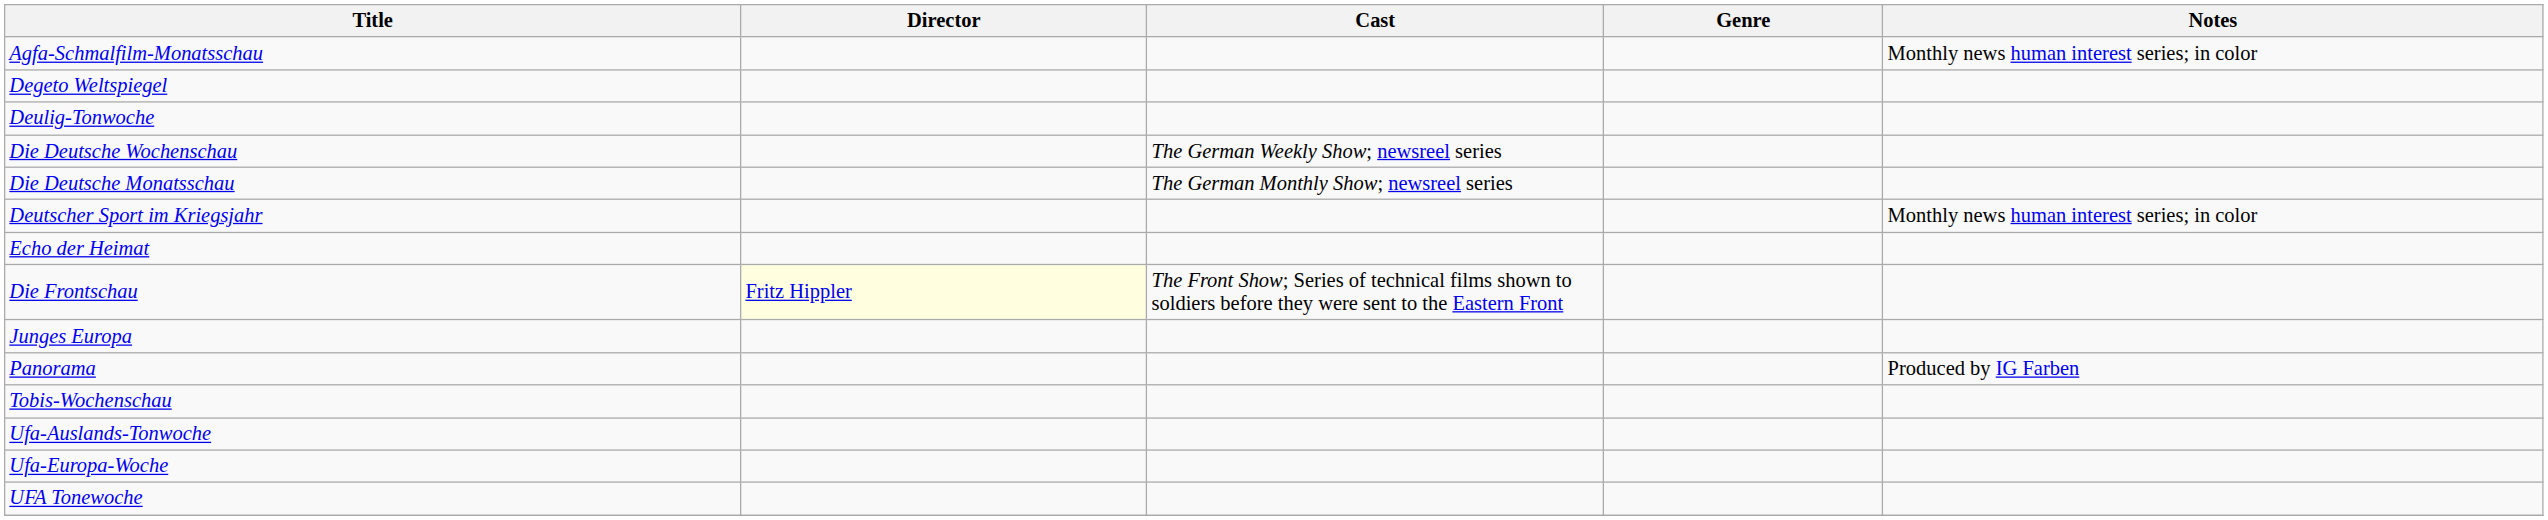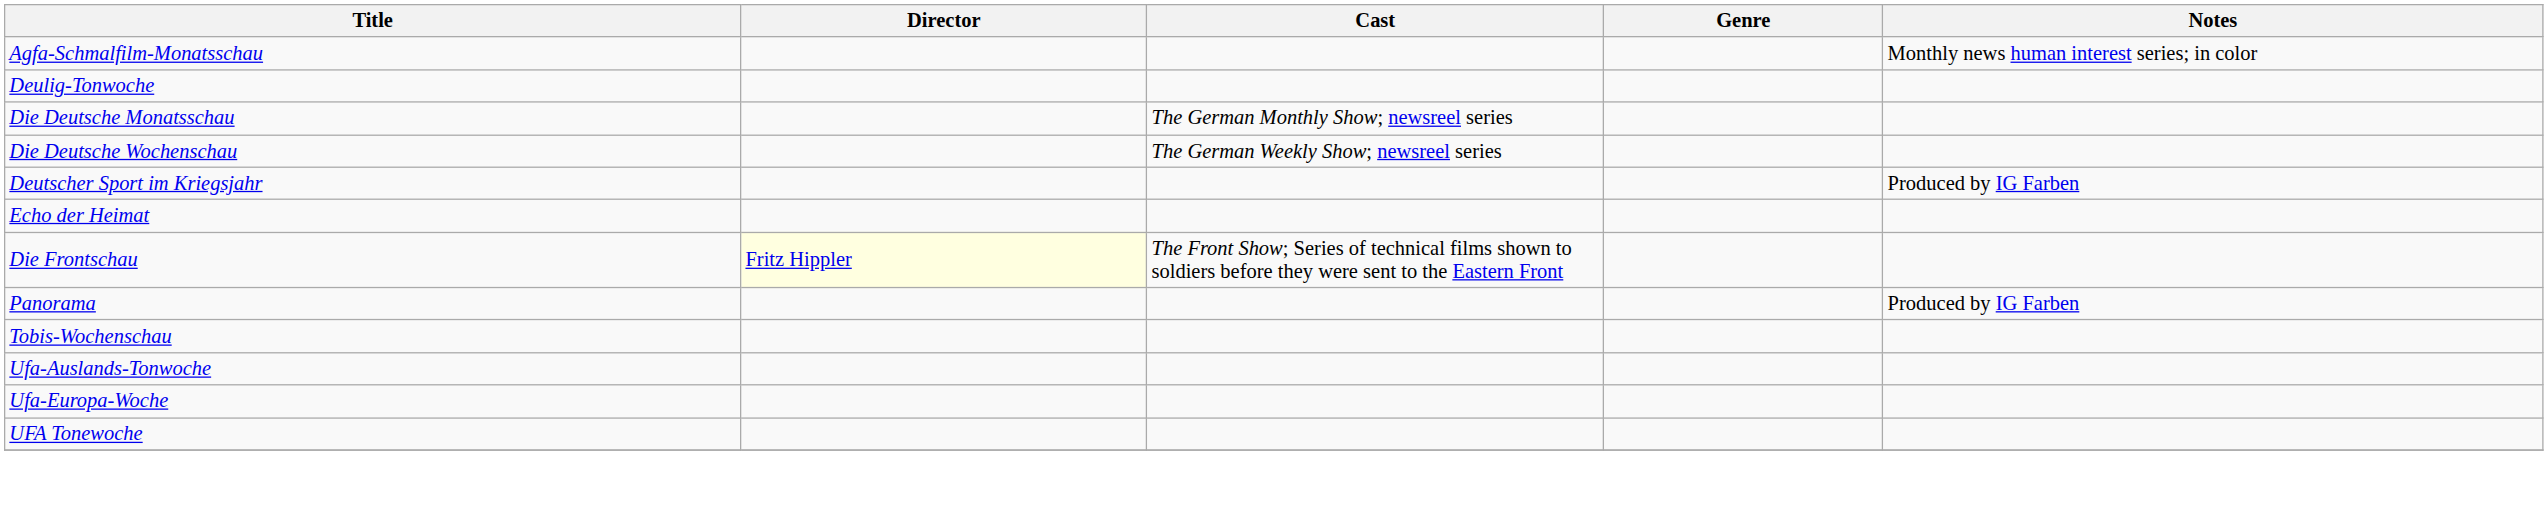- row: (88, 85)
rows swapped: (122, 183) <-> (123, 150)
(2072, 215) Monthly news human interest series; in color -> (1983, 183) Produced by IG Farben
- row: (71, 336)
